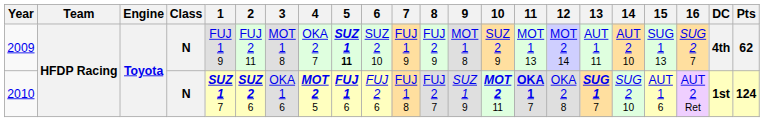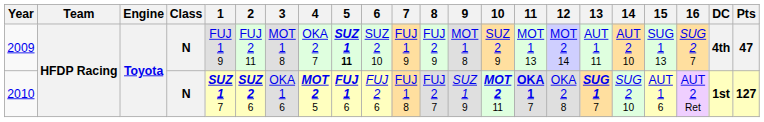(746, 47) 62 -> (746, 47) 47
(746, 94) 124 -> (746, 94) 127
